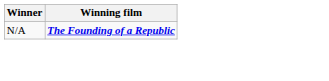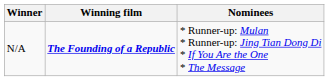+ column: (251, 13)
